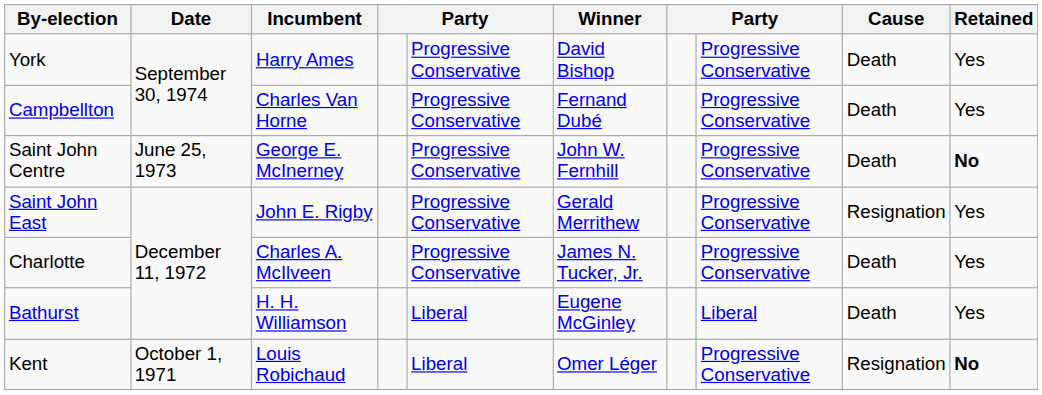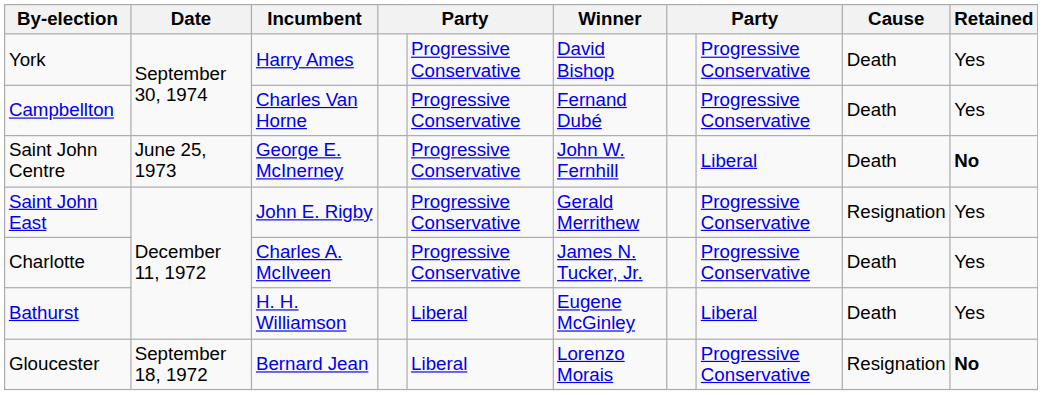(755, 161) Progressive Conservative -> (729, 161) Liberal
+ row: (54, 364)
- row: (28, 364)
